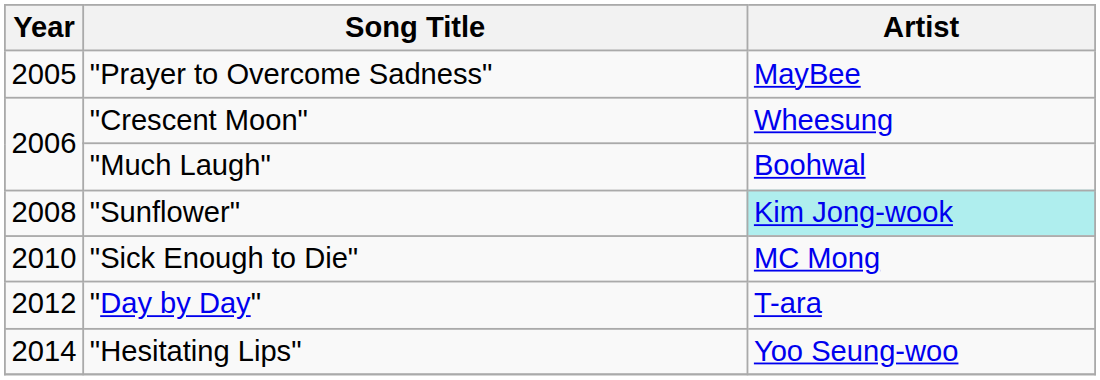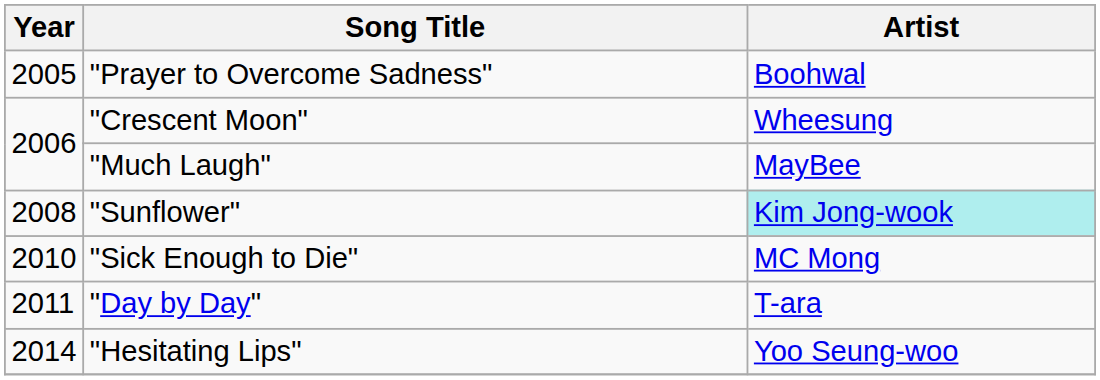(807, 73) MayBee -> (810, 73) Boohwal
(810, 166) Boohwal -> (807, 166) MayBee
(44, 304) 2012 -> (43, 304) 2011
